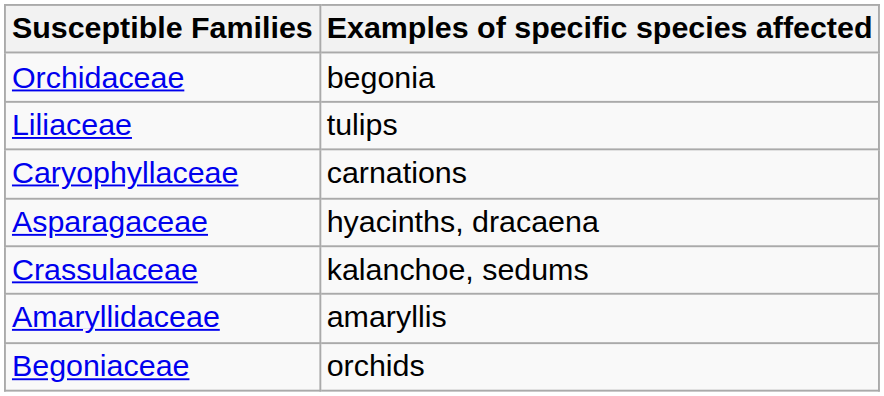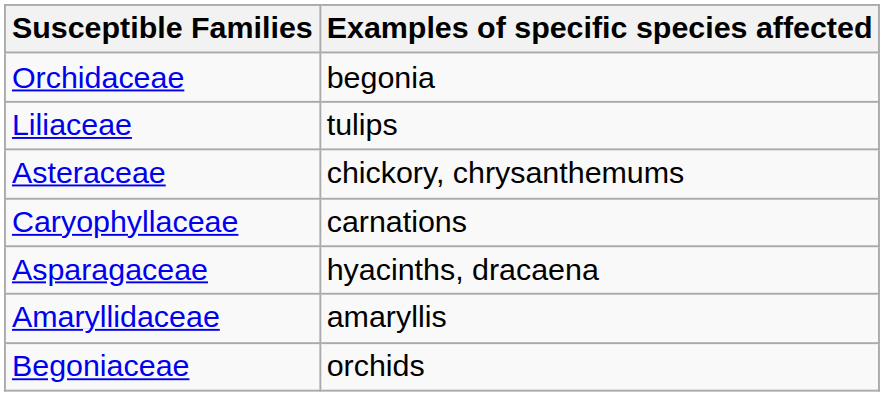+ row: (89, 173)
- row: (105, 269)
